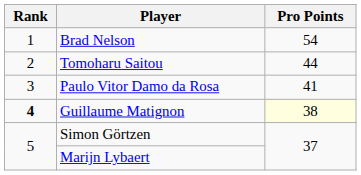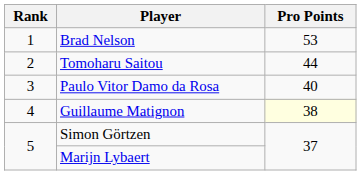(310, 39) 54 -> (310, 39) 53
(310, 87) 41 -> (310, 87) 40
(31, 110) bold -> (31, 110) normal
